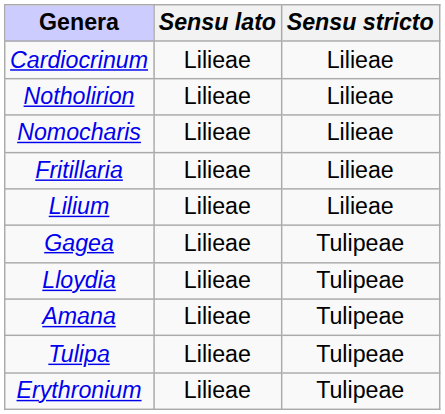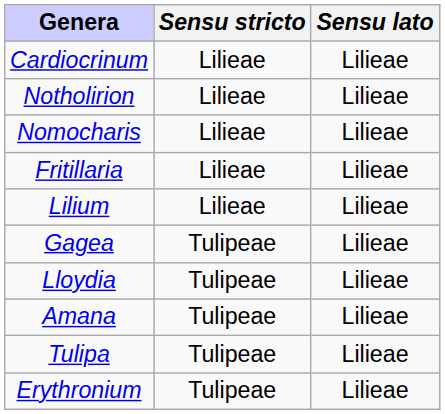columns swapped: (360, 22) <-> (217, 22)
